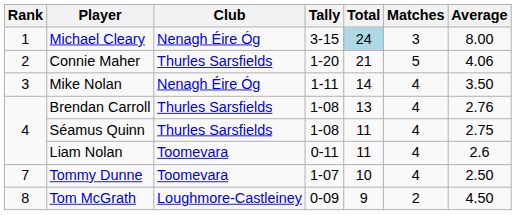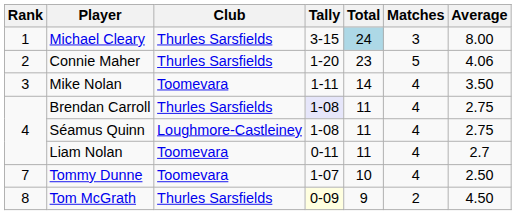(209, 38) Nenagh Éire Óg -> (215, 38) Thurles Sarsfields
(364, 61) 21 -> (364, 61) 23
(209, 84) Nenagh Éire Óg -> (193, 84) Toomevara
(325, 107) no background -> (325, 107) lavender background
(364, 107) 13 -> (364, 107) 11
(479, 107) 2.76 -> (479, 107) 2.75
(215, 130) Thurles Sarsfields -> (230, 130) Loughmore-Castleiney
(479, 152) 2.6 -> (479, 152) 2.7
(230, 198) Loughmore-Castleiney -> (215, 198) Thurles Sarsfields
(325, 198) no background -> (325, 198) lightyellow background
